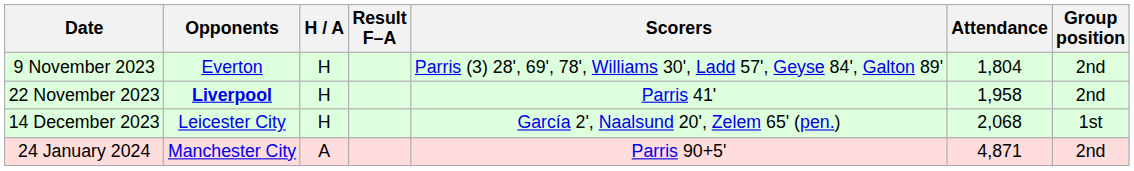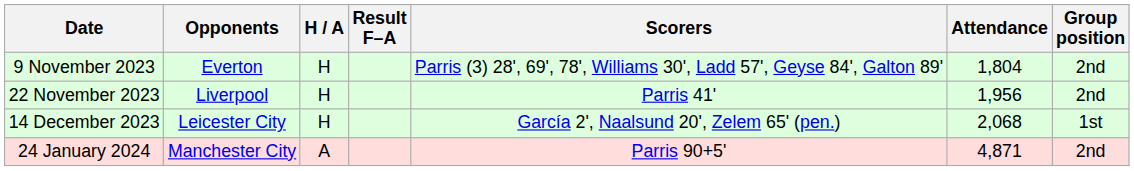(232, 94) bold -> (232, 94) normal
(1000, 94) 1,958 -> (1000, 94) 1,956
